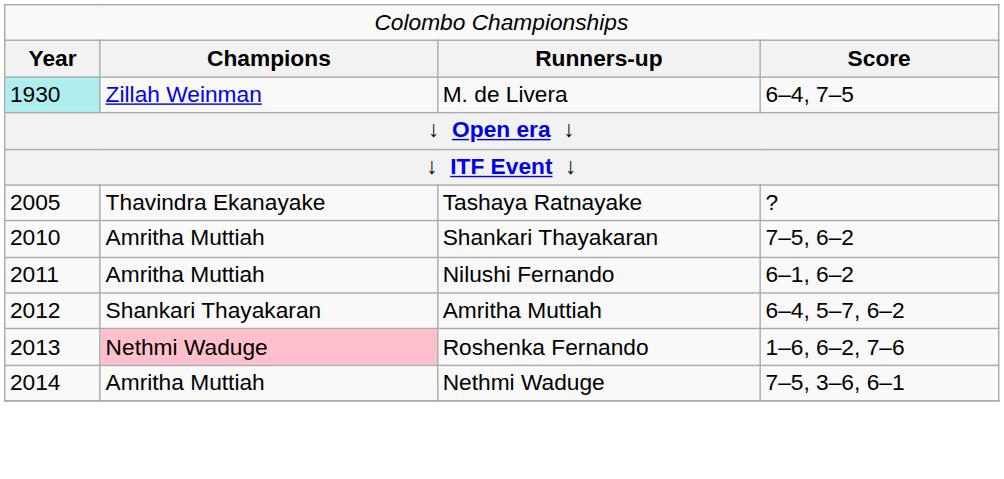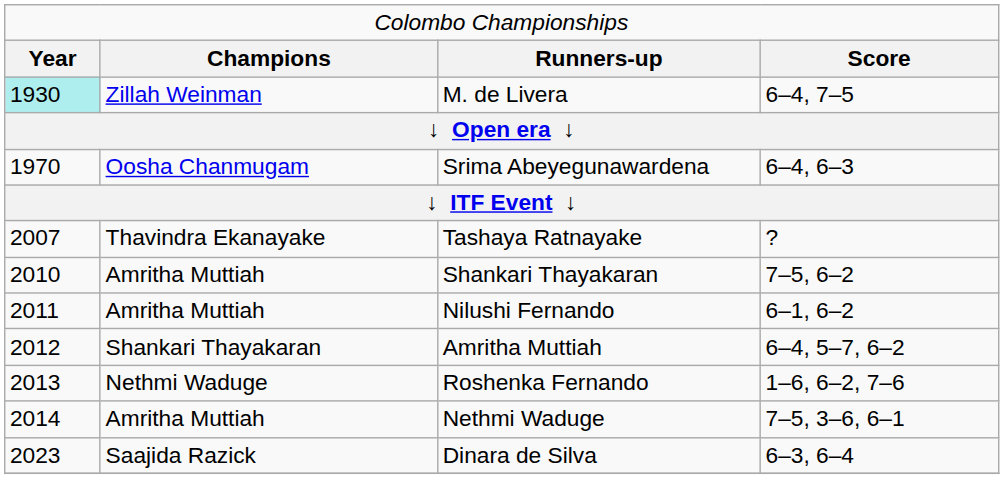+ row: (576, 166)
(35, 202) 2005 -> (35, 238) 2007
(187, 346) pink background -> (187, 382) no background
+ row: (520, 454)
